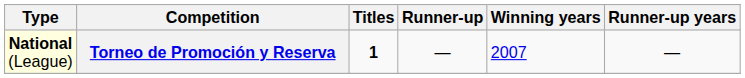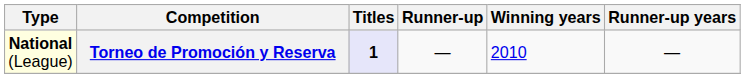(374, 52) no background -> (374, 52) lavender background
(509, 52) 2007 -> (509, 52) 2010
